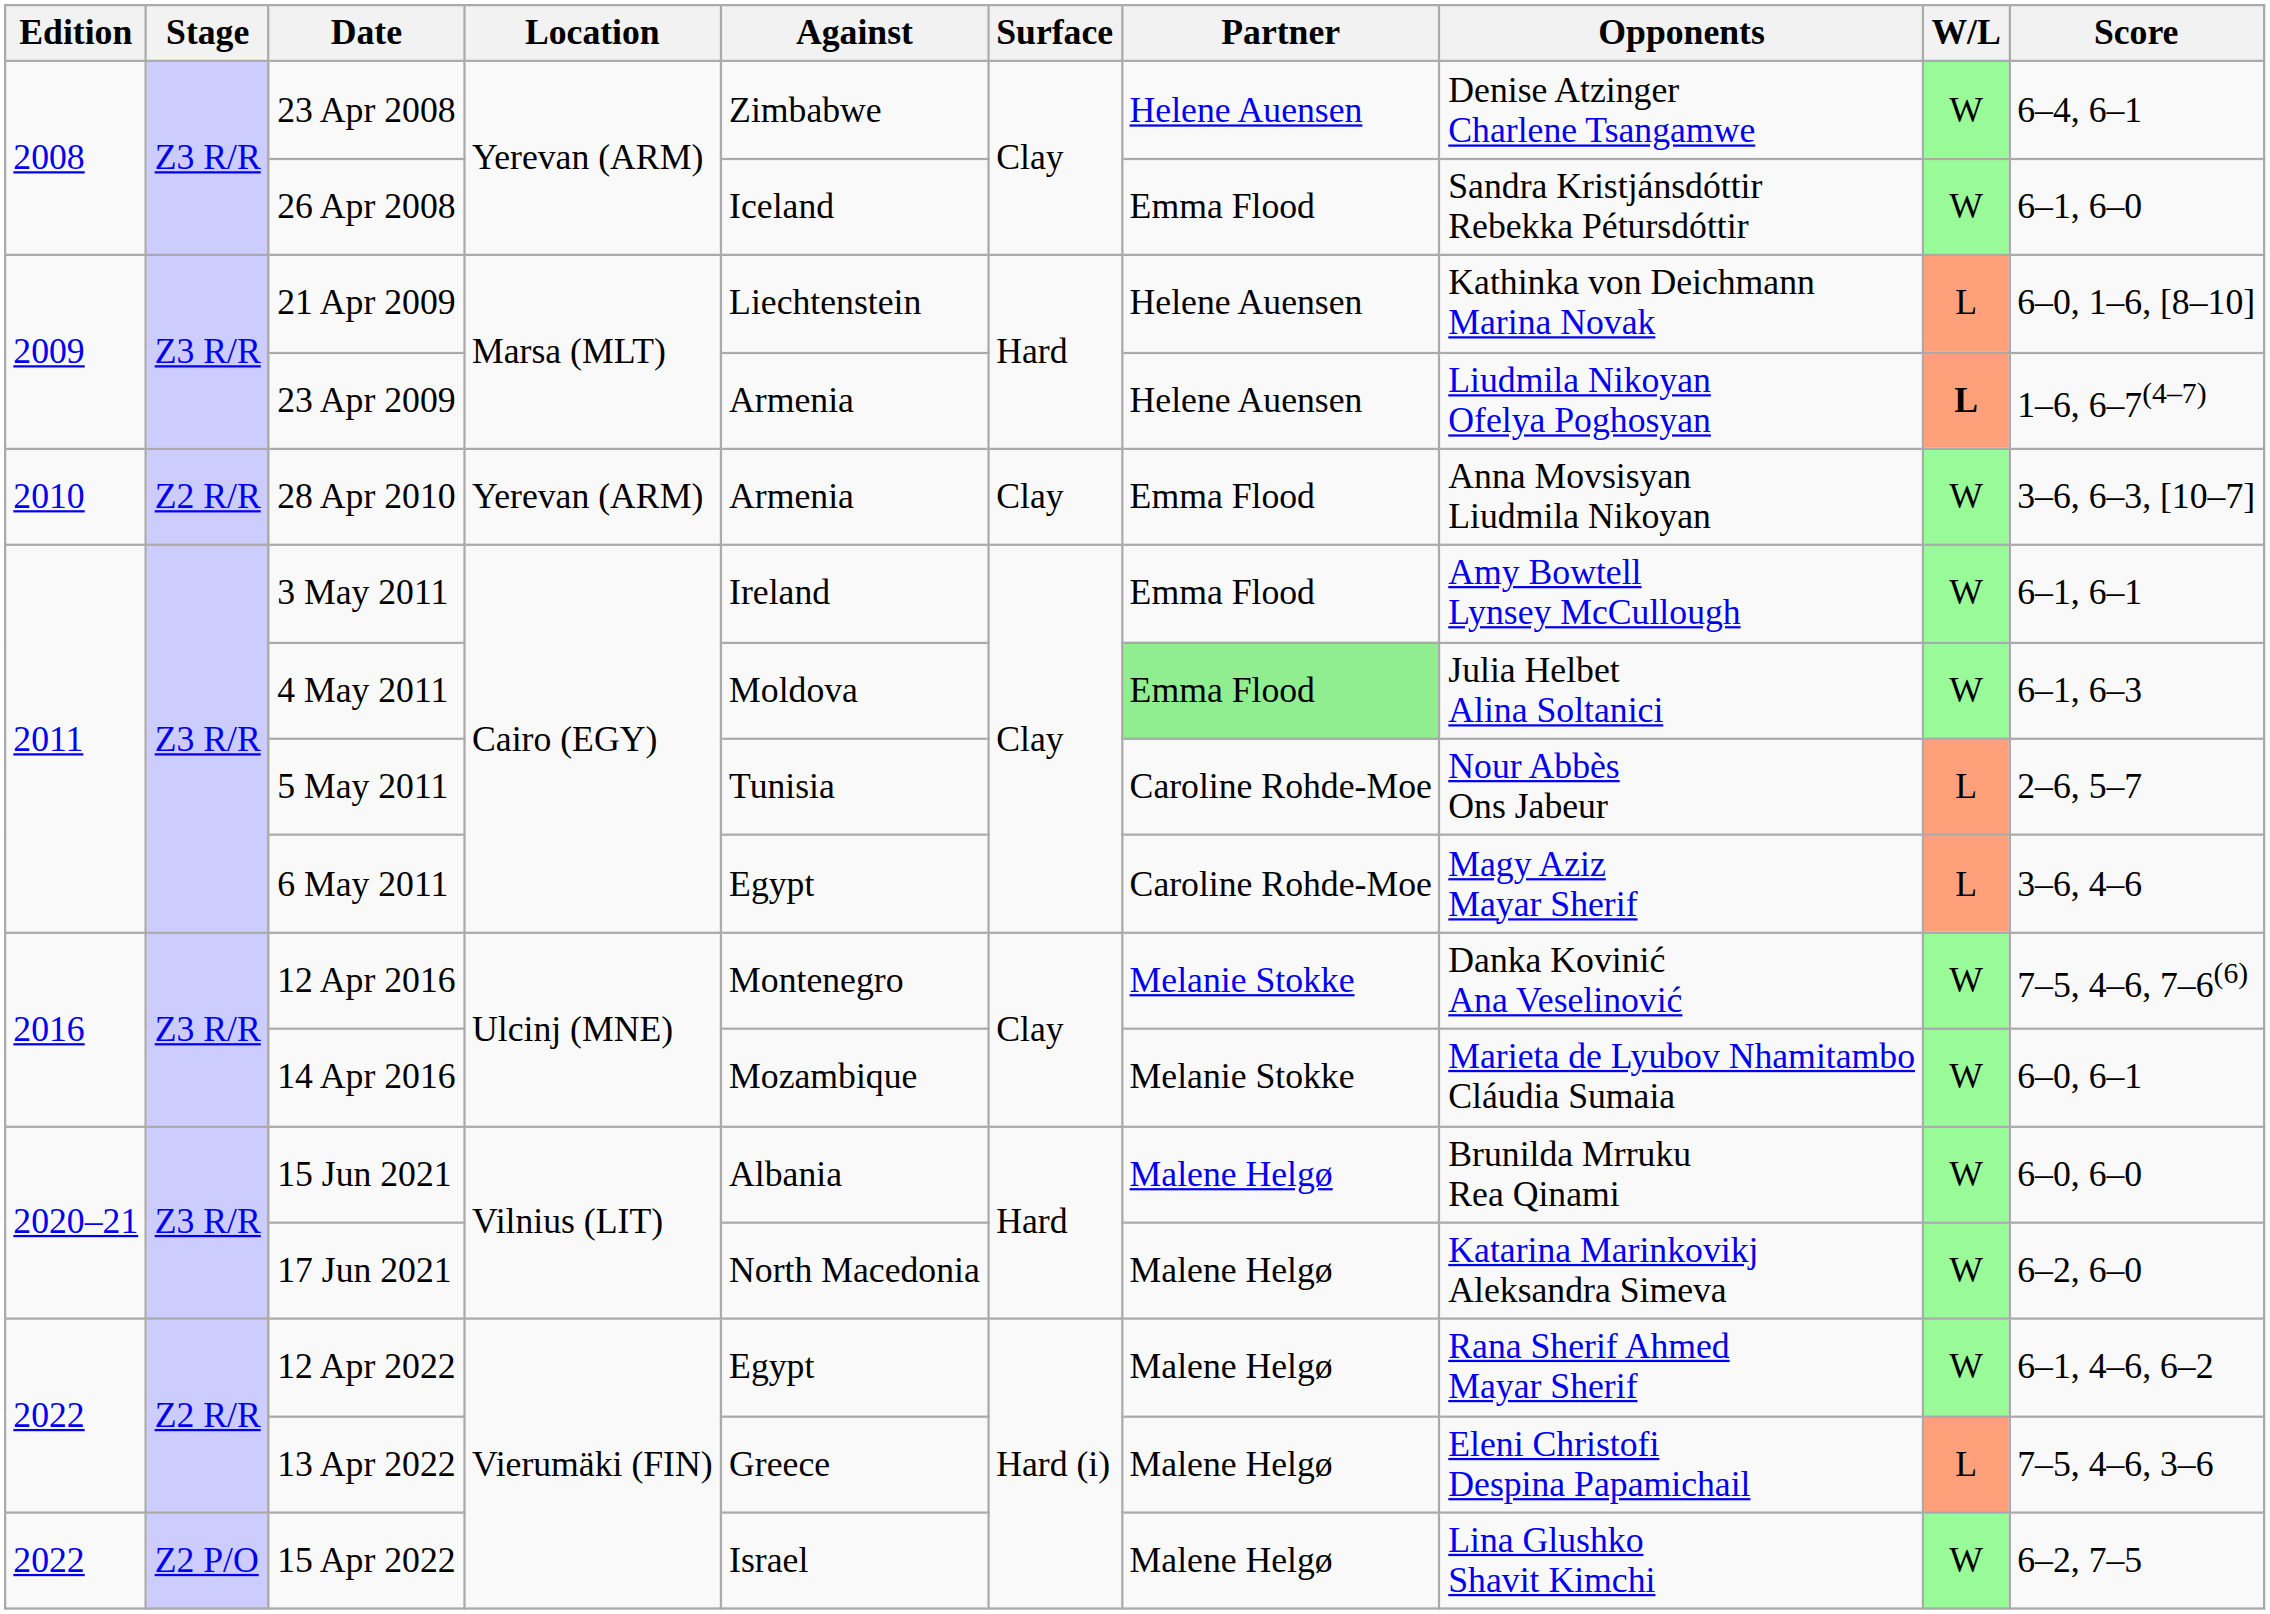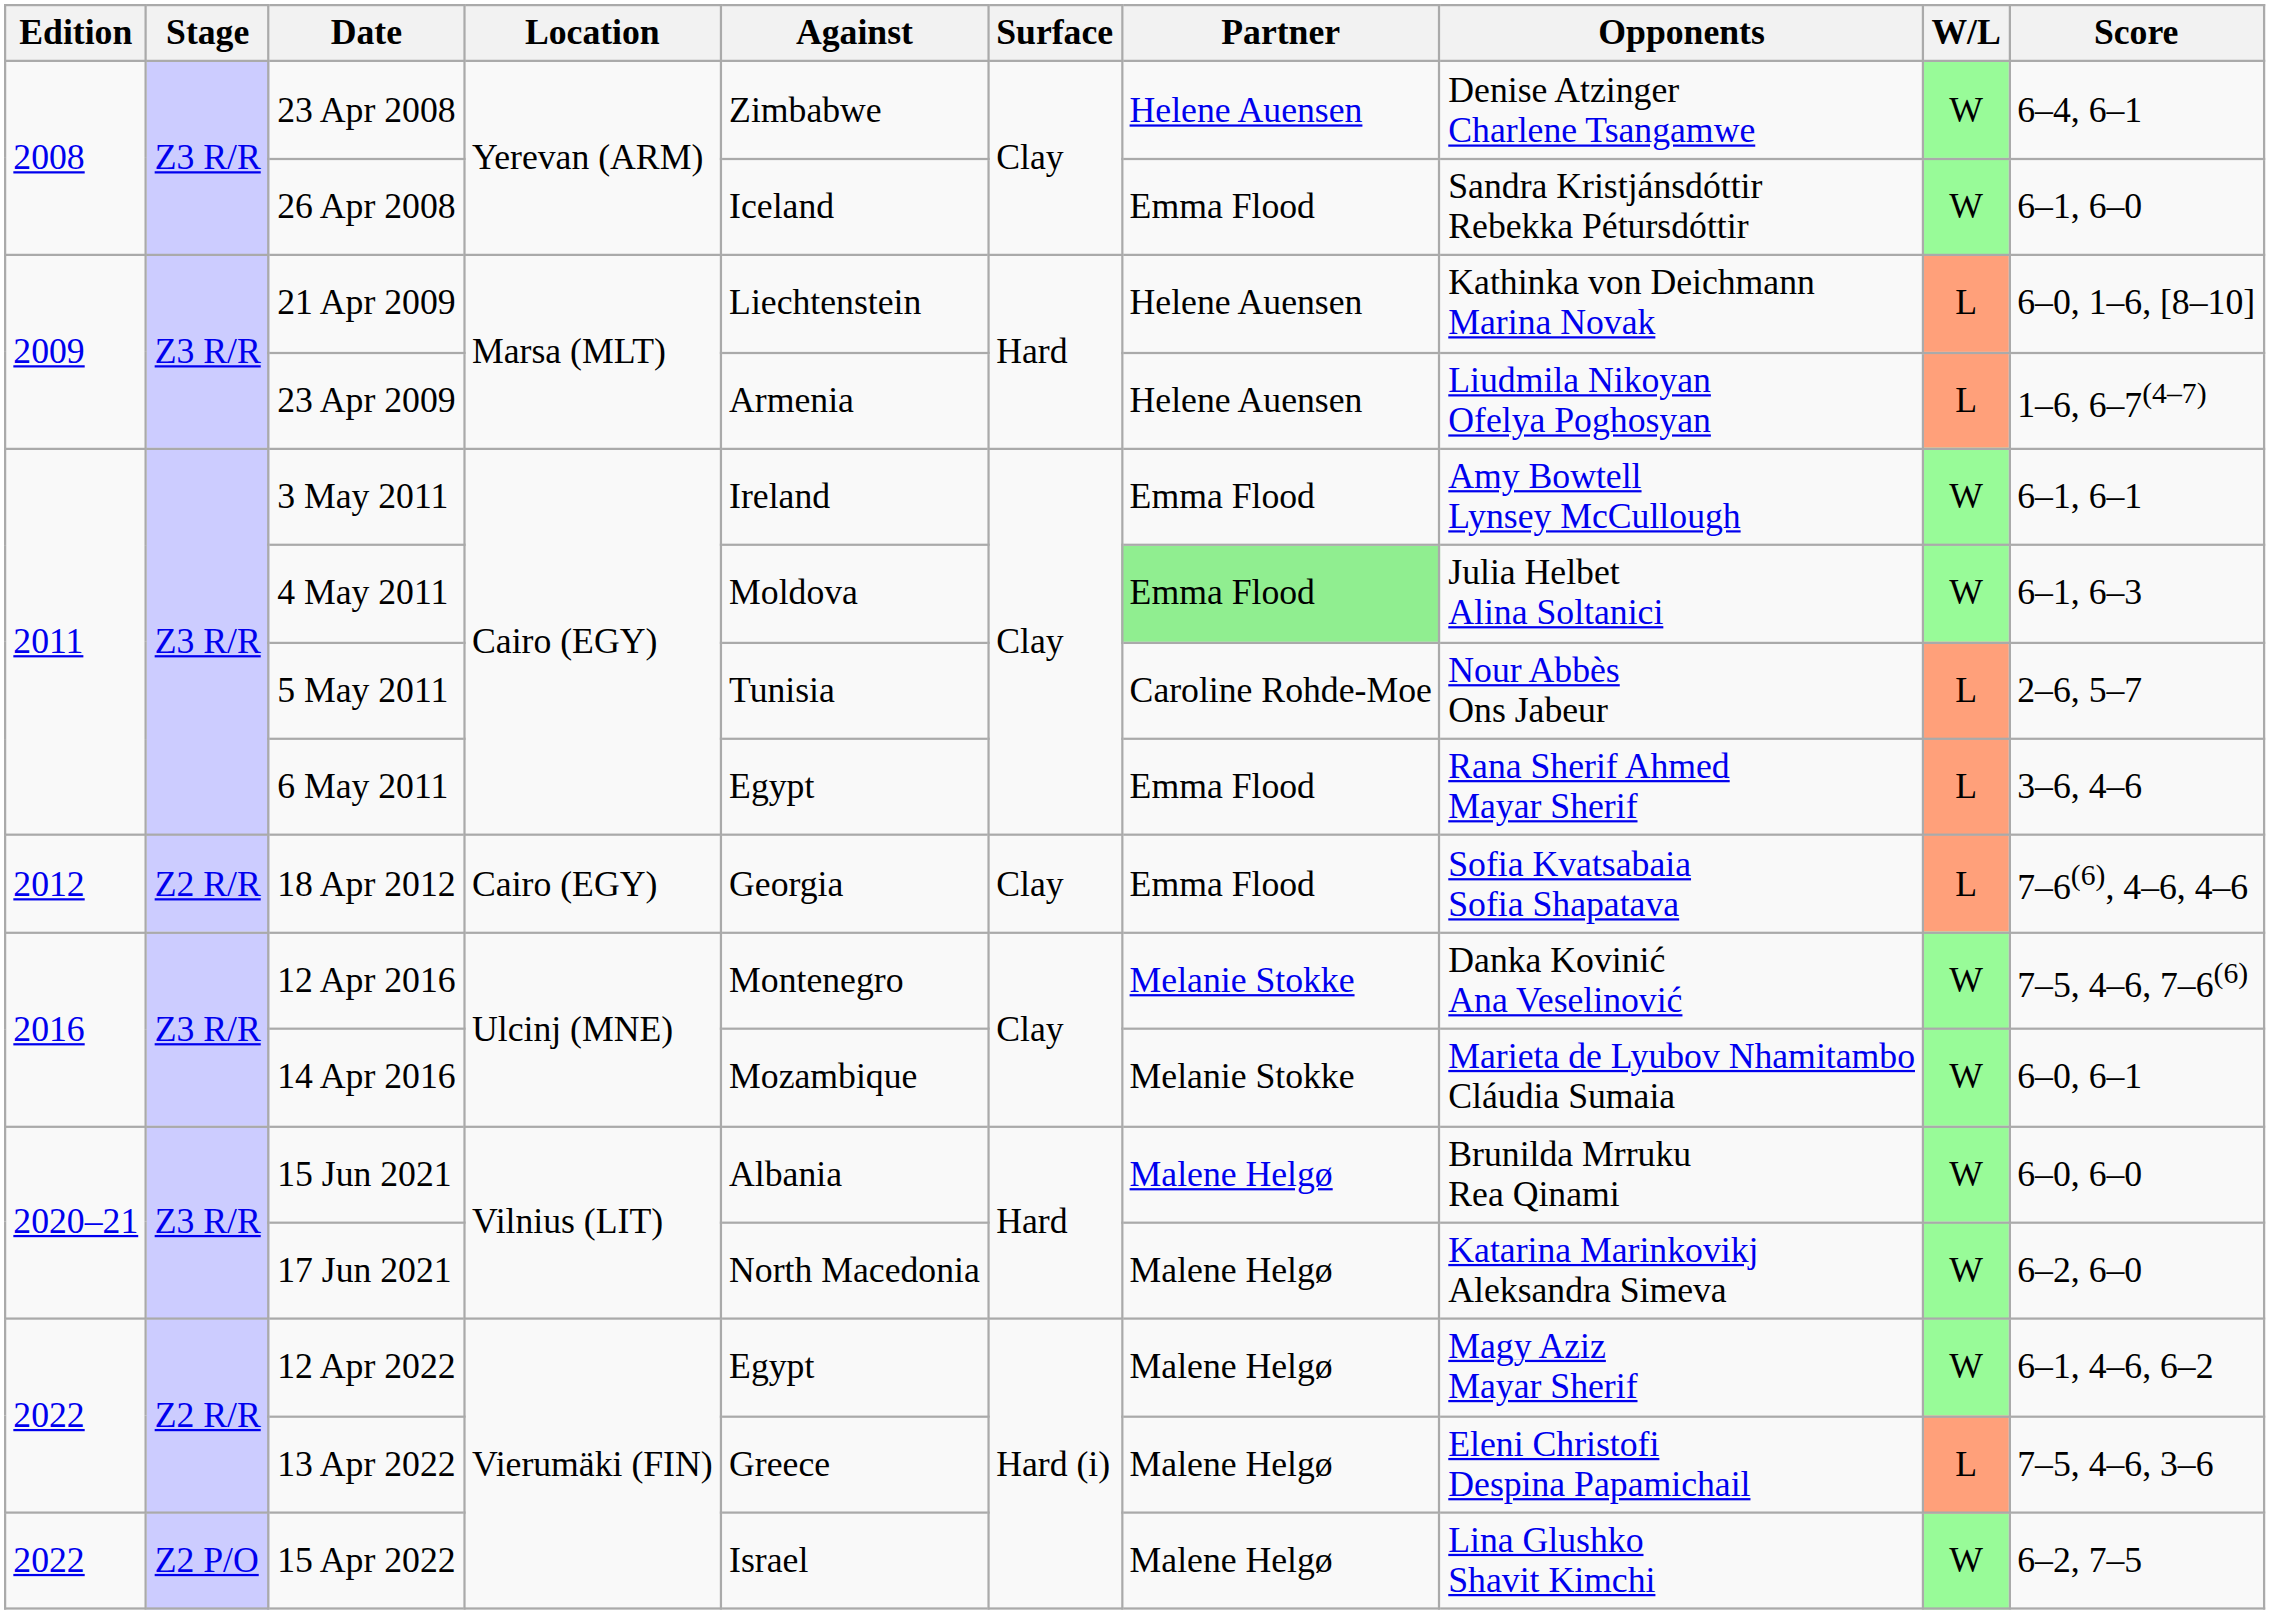(1966, 399) bold -> (1966, 399) normal
- row: (366, 496)
(1281, 883) Caroline Rohde-Moe -> (1222, 786) Emma Flood
(1543, 883) Magy Aziz Mayar Sherif -> (1589, 786) Rana Sherif Ahmed Mayar Sherif
+ row: (366, 883)
(1589, 1366) Rana Sherif Ahmed Mayar Sherif -> (1543, 1366) Magy Aziz Mayar Sherif
